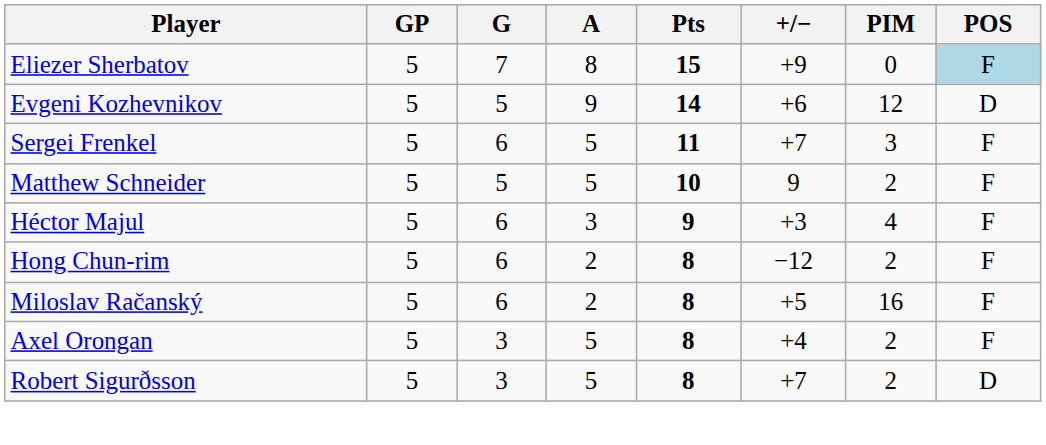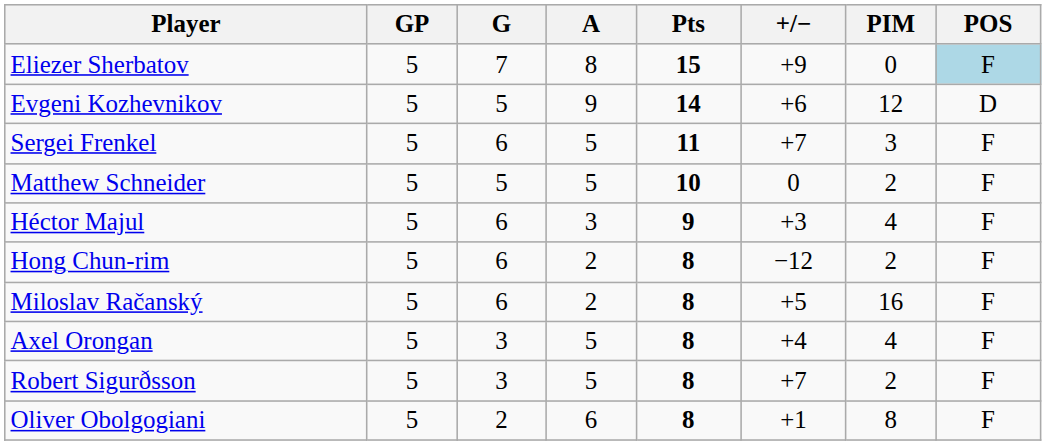(793, 182) 9 -> (793, 182) 0
(891, 340) 2 -> (891, 340) 4
(988, 380) D -> (988, 380) F
+ row: (108, 420)
